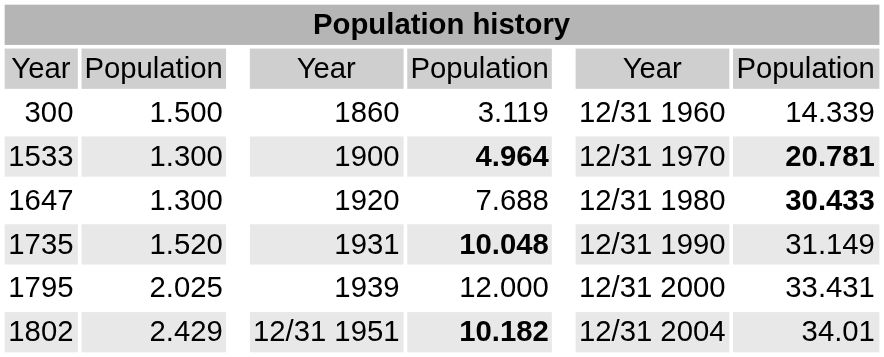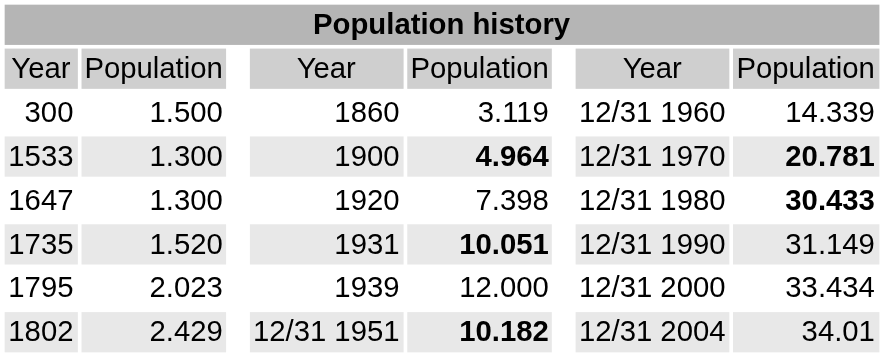(512, 200) 7.688 -> (512, 200) 7.398
(504, 243) 10.048 -> (504, 243) 10.051
(186, 287) 2.025 -> (186, 287) 2.023
(830, 287) 33.431 -> (830, 287) 33.434
